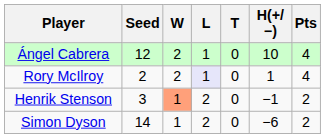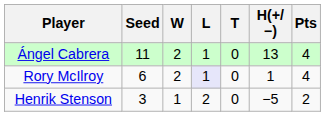(143, 54) 12 -> (143, 54) 11
(270, 54) 10 -> (270, 54) 13
(143, 76) 2 -> (143, 76) 6
(177, 99) lightsalmon background -> (177, 99) no background
(270, 99) −1 -> (270, 99) −5
- row: (63, 122)
